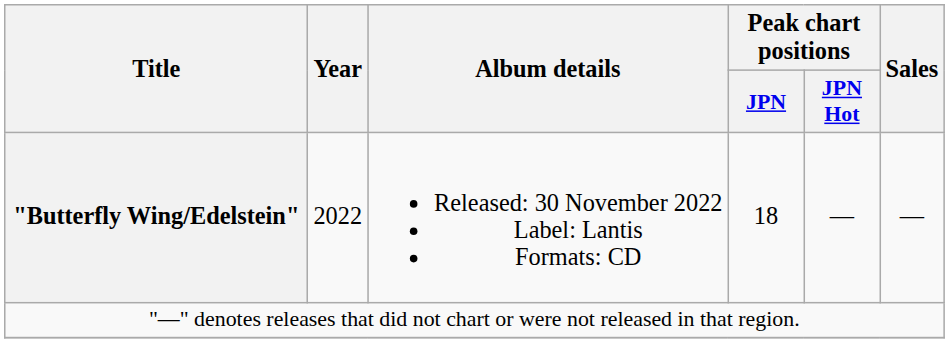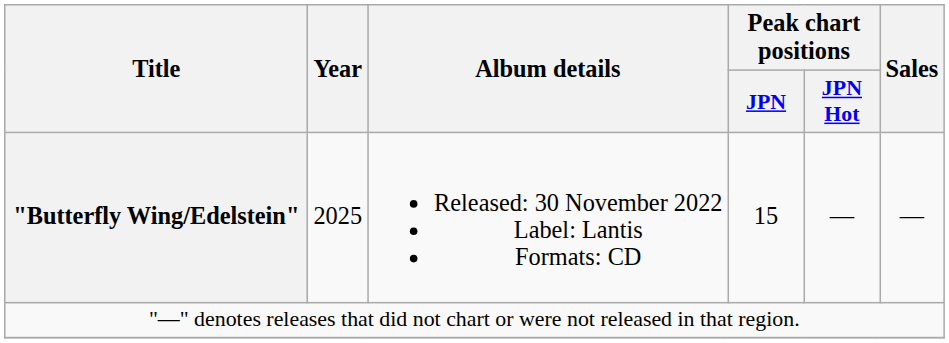(338, 217) 2022 -> (338, 217) 2025
(766, 217) 18 -> (766, 217) 15
